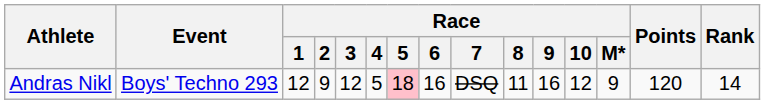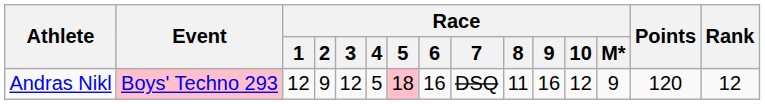(200, 84) no background -> (200, 84) pink background
(730, 84) 14 -> (730, 84) 12
